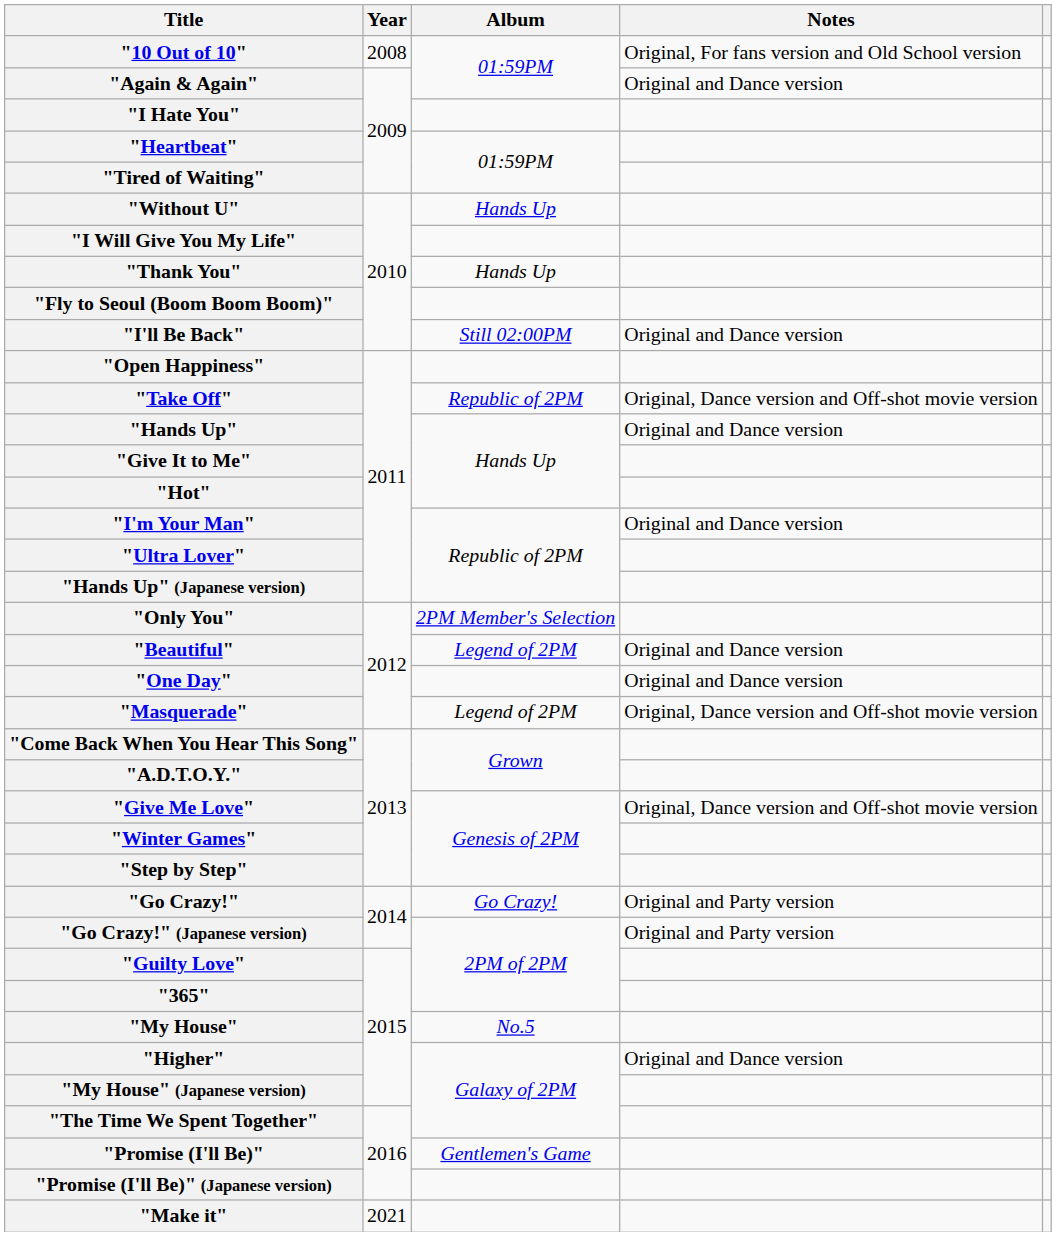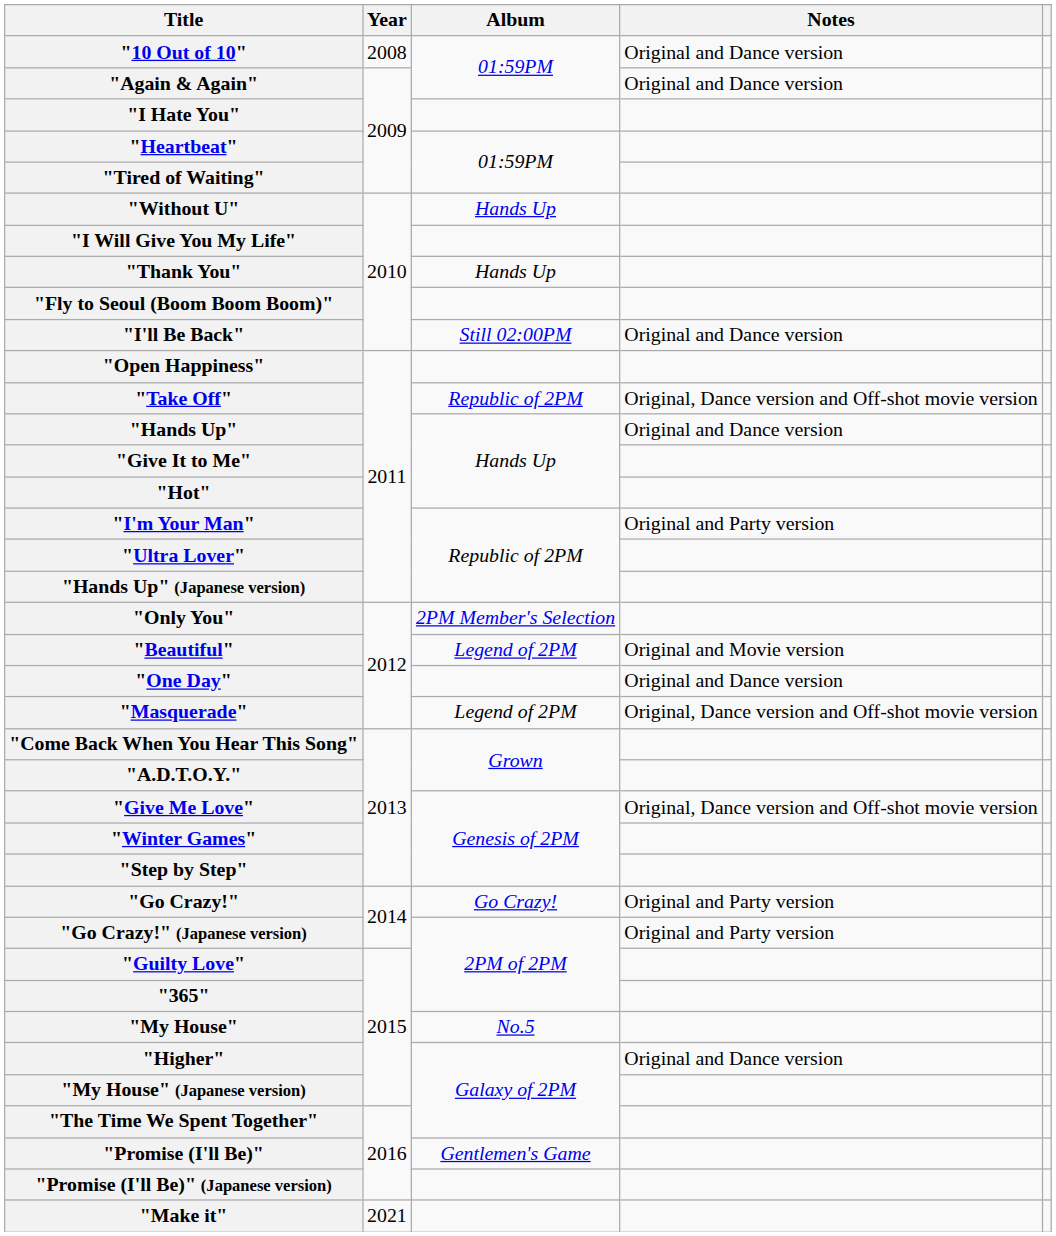(823, 51) Original, For fans version and Old School version -> (734, 51) Original and Dance version
(734, 523) Original and Dance version -> (729, 523) Original and Party version
(734, 649) Original and Dance version -> (734, 649) Original and Movie version
